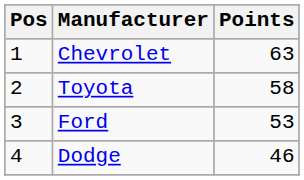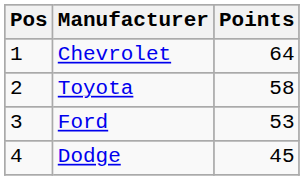(282, 56) 63 -> (282, 56) 64
(282, 158) 46 -> (282, 158) 45
